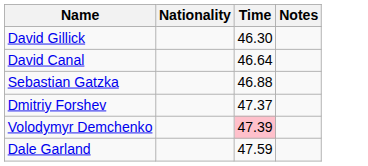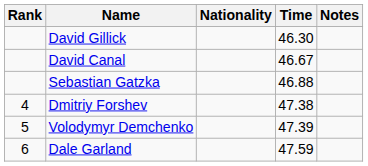+ column: (25, 15)
(255, 60) 46.64 -> (296, 60) 46.67
(255, 104) 47.37 -> (296, 104) 47.38
(255, 127) pink background -> (296, 127) no background
